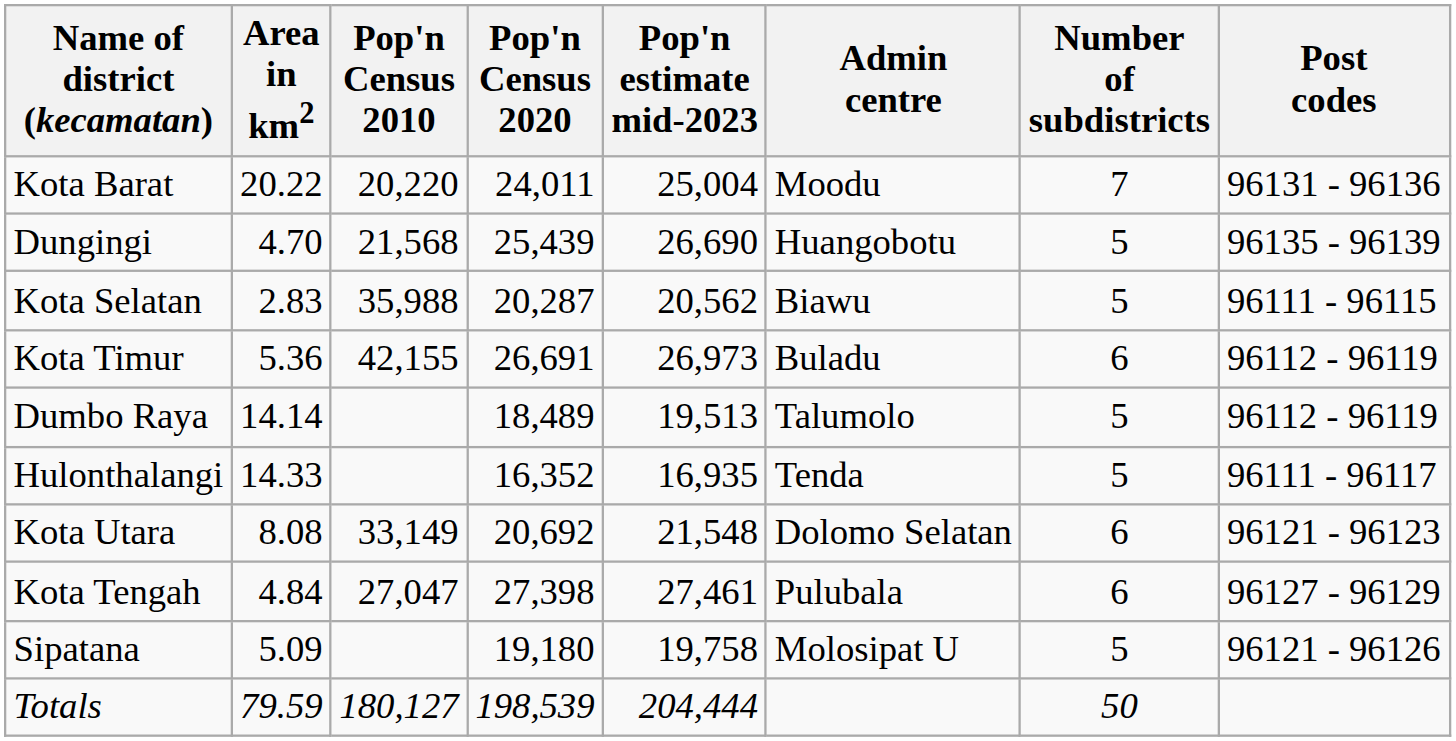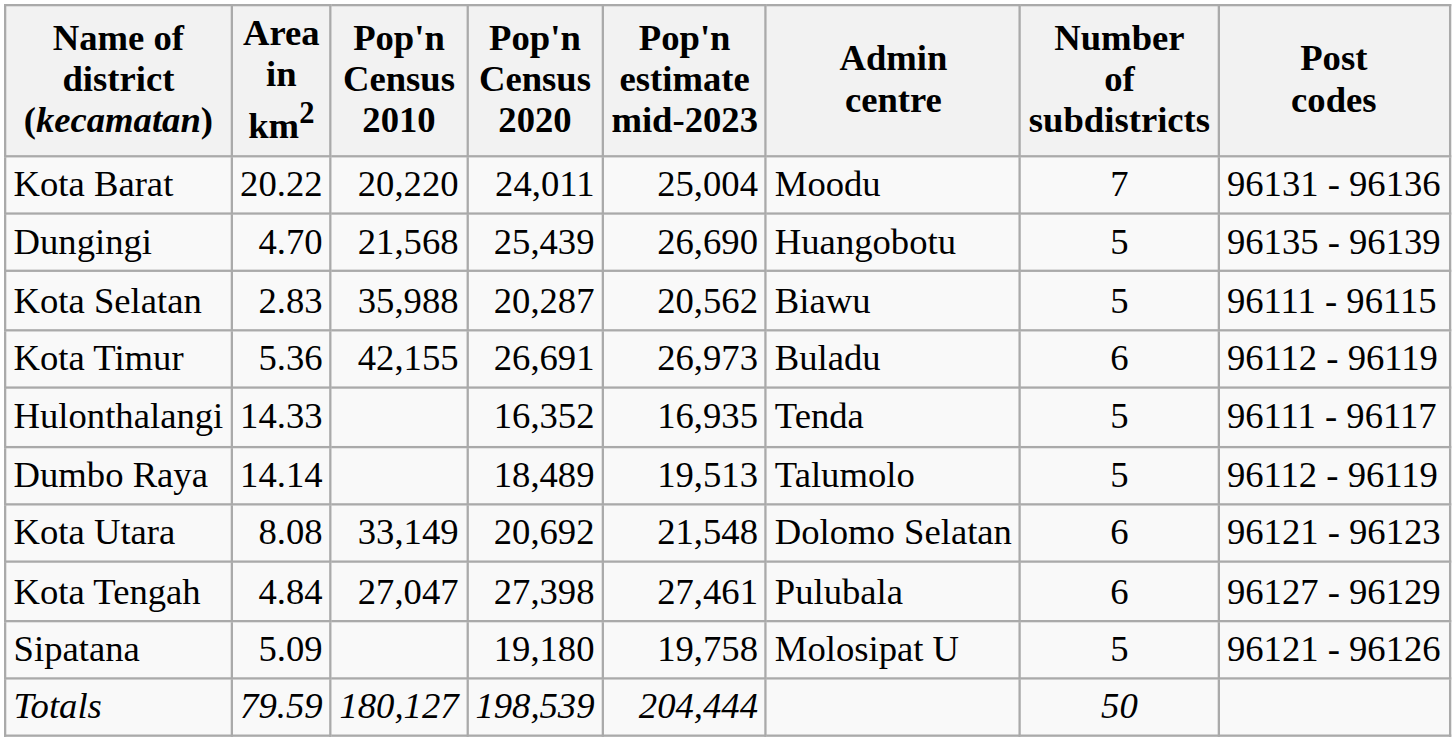rows swapped: (118, 474) <-> (111, 416)
